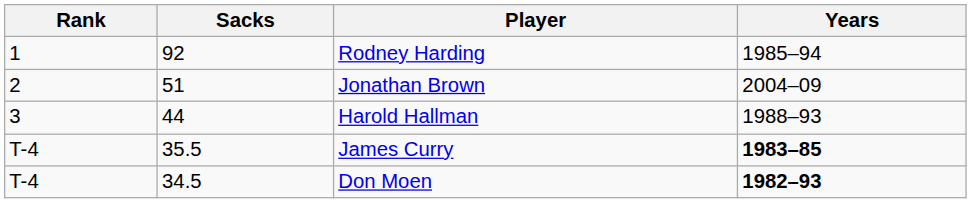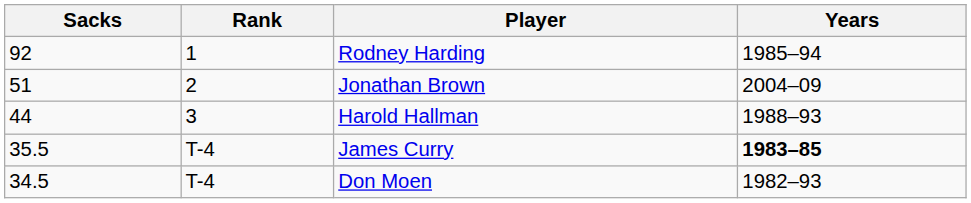columns swapped: (81, 20) <-> (245, 20)
(782, 181) bold -> (782, 181) normal
